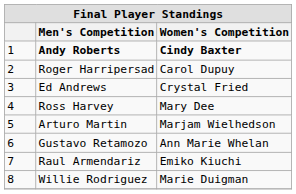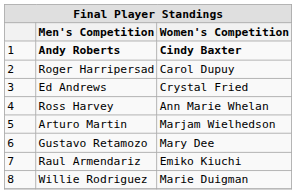(187, 106) Mary Dee -> (214, 106) Ann Marie Whelan
(214, 143) Ann Marie Whelan -> (187, 143) Mary Dee
